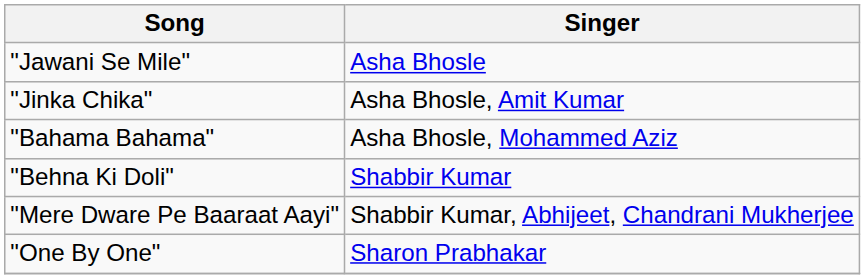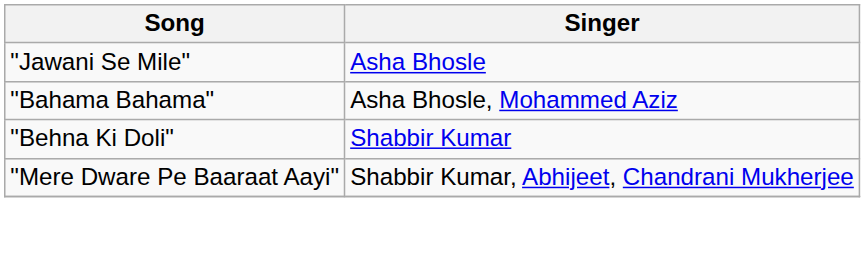- row: (81, 100)
- row: (85, 253)
